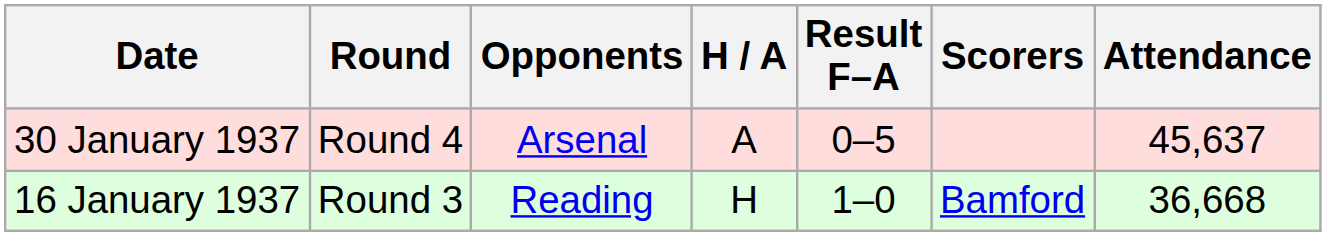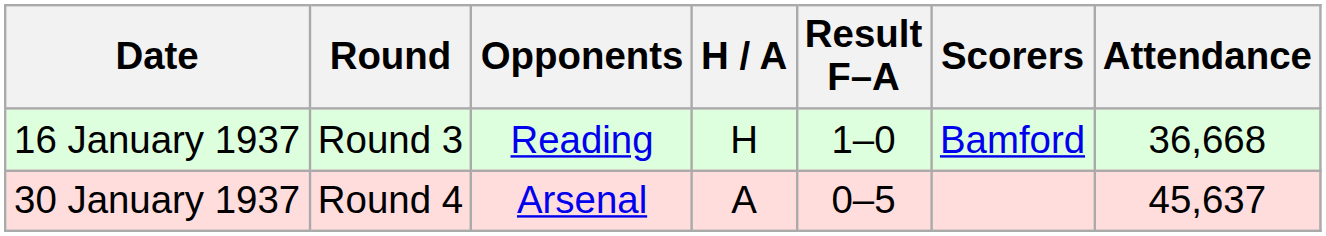rows swapped: (157, 199) <-> (157, 139)
